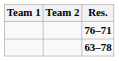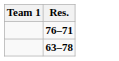- column: (62, 13)
